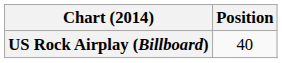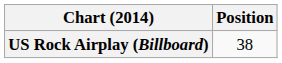(245, 44) 40 -> (245, 44) 38
